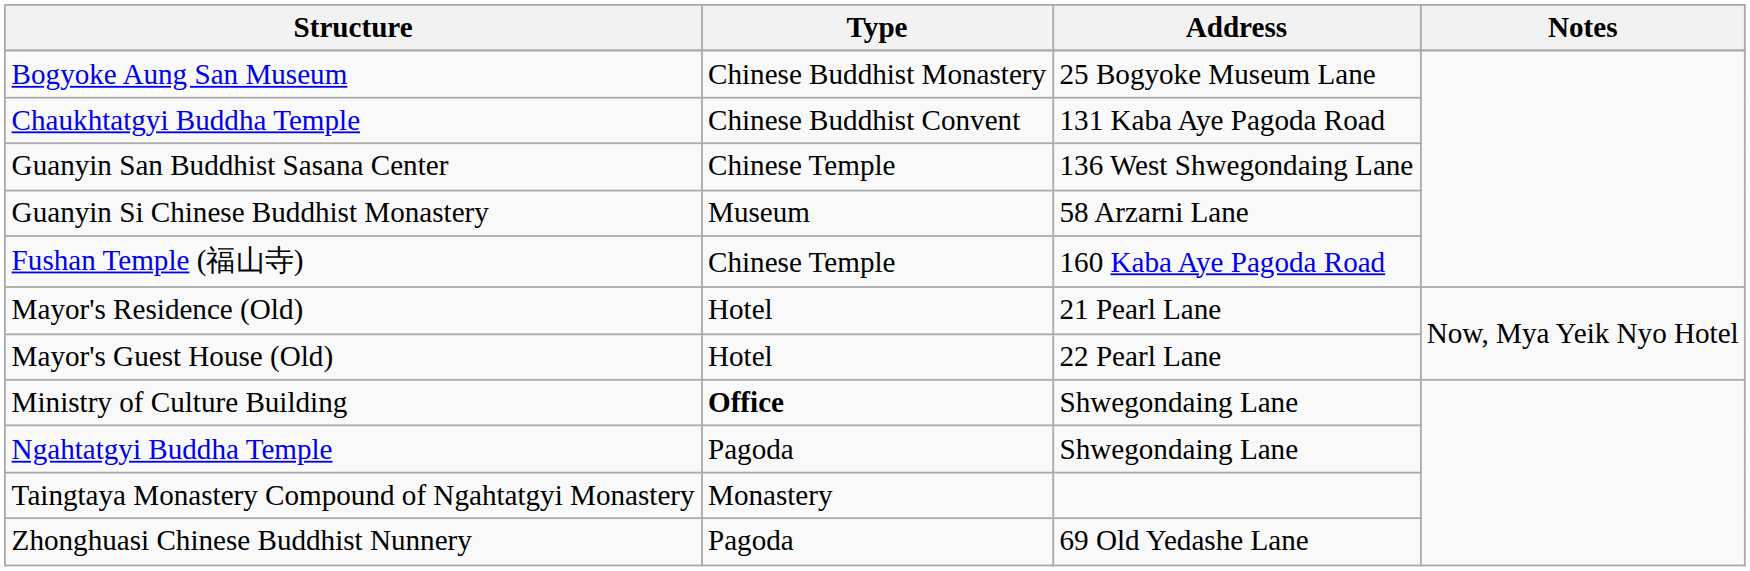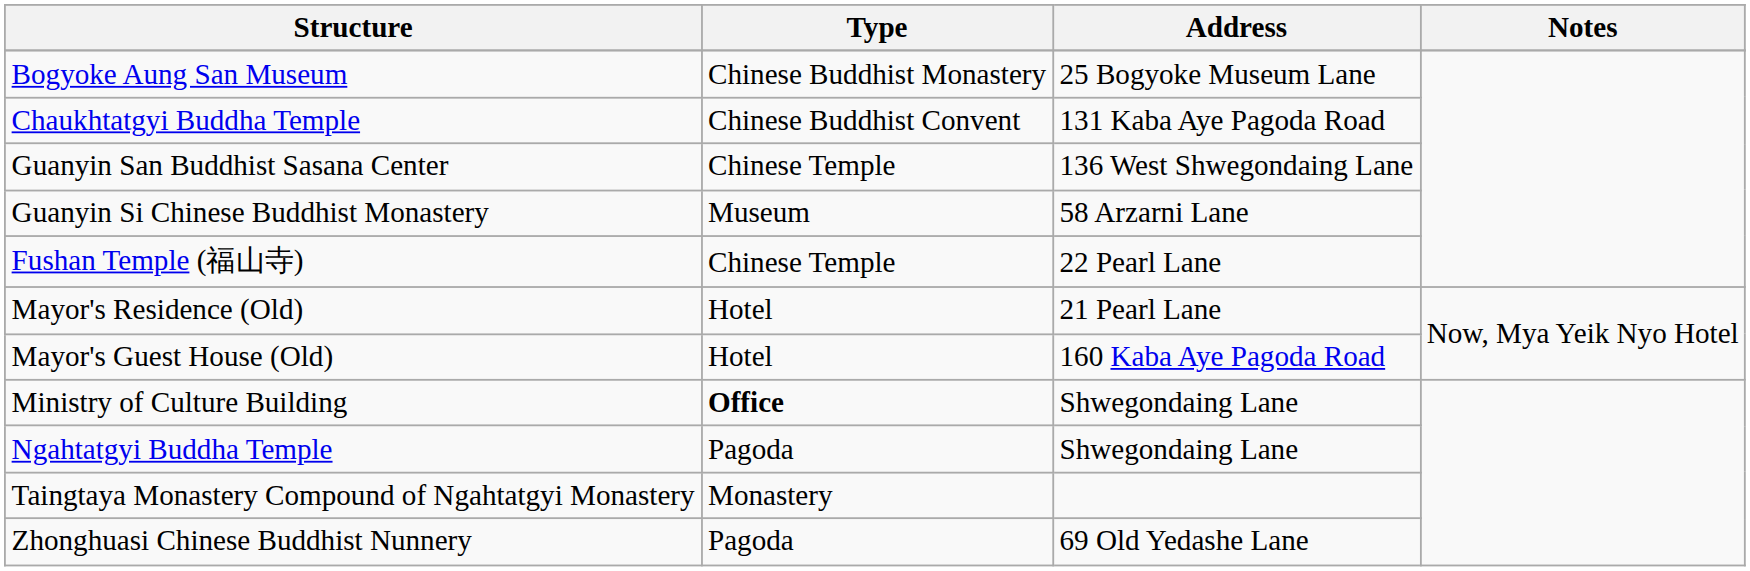(1222, 261) 160 Kaba Aye Pagoda Road -> (1140, 261) 22 Pearl Lane
(1140, 356) 22 Pearl Lane -> (1222, 356) 160 Kaba Aye Pagoda Road
